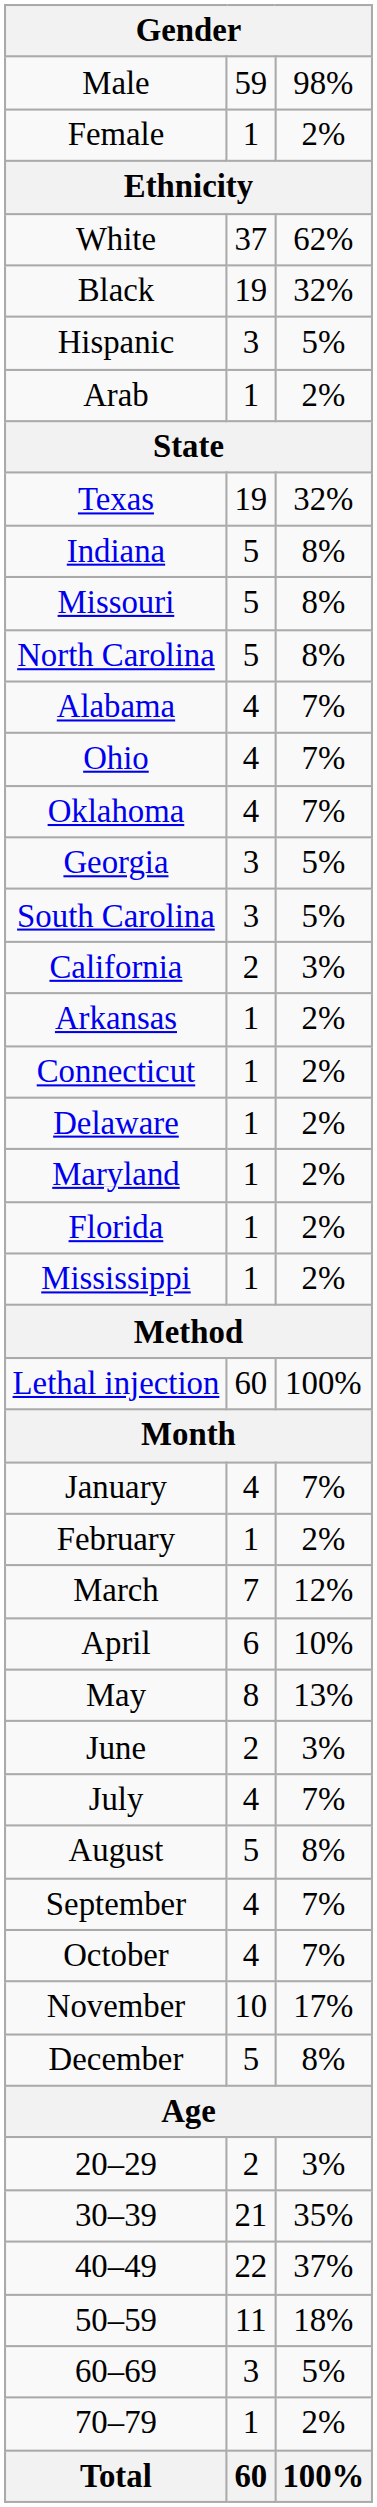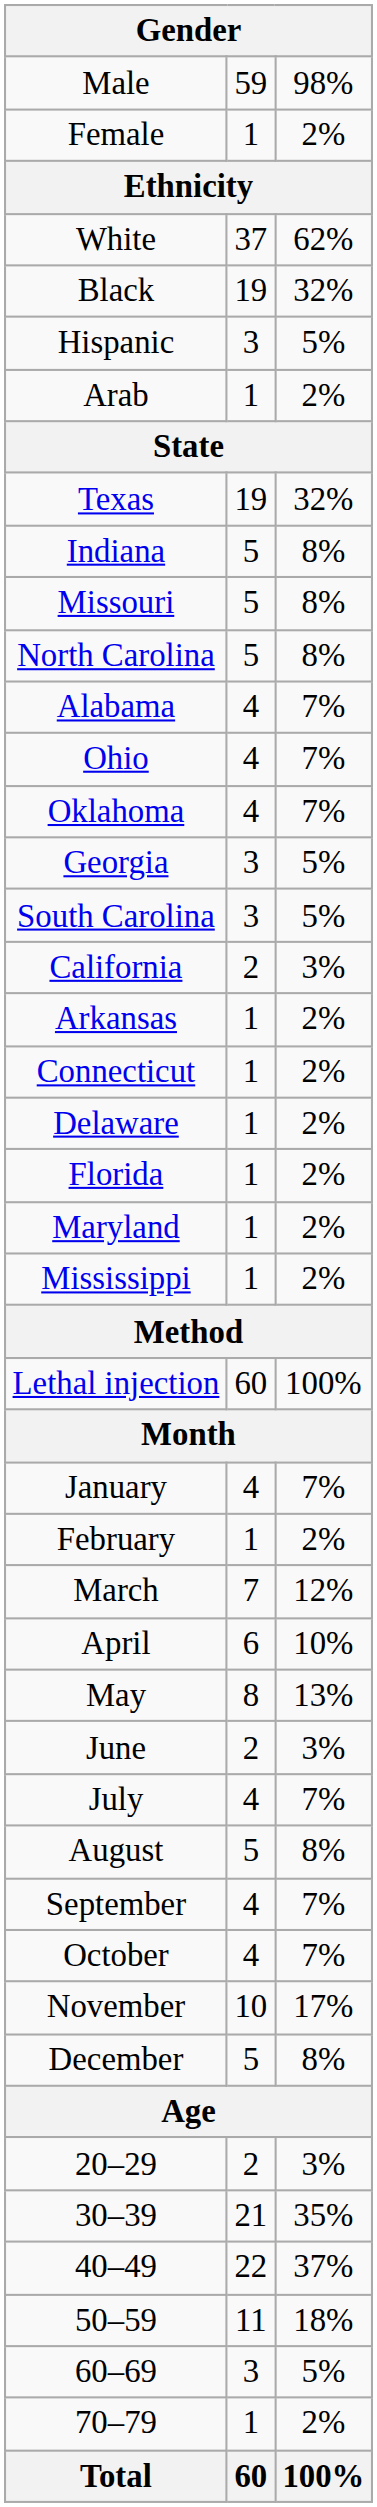rows swapped: (116, 1226) <-> (116, 1174)
